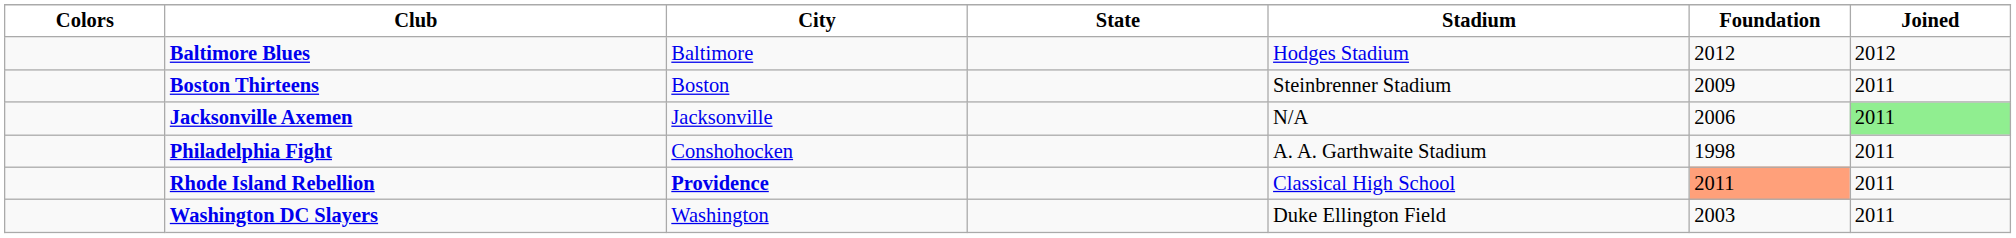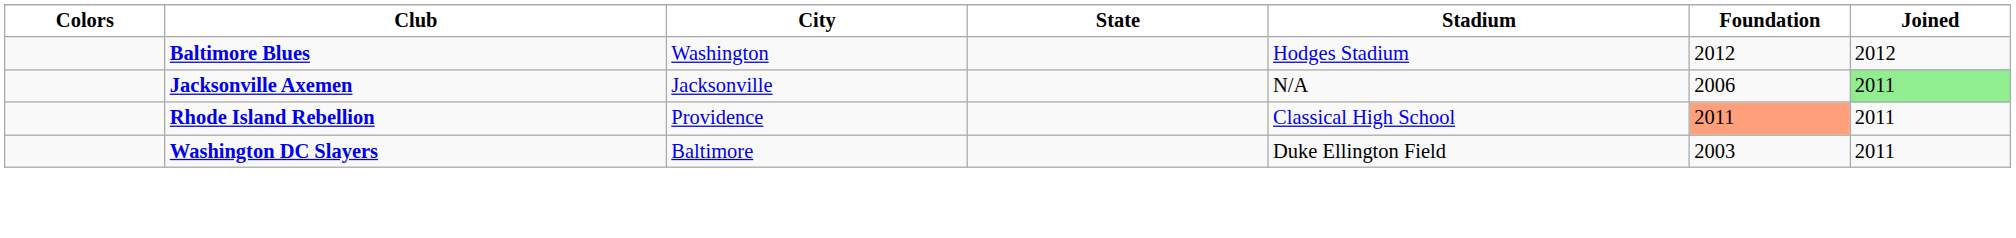(712, 53) Baltimore -> (720, 53) Washington
- row: (244, 85)
- row: (251, 150)
(720, 183) bold -> (717, 118) normal
(720, 215) Washington -> (712, 150) Baltimore
